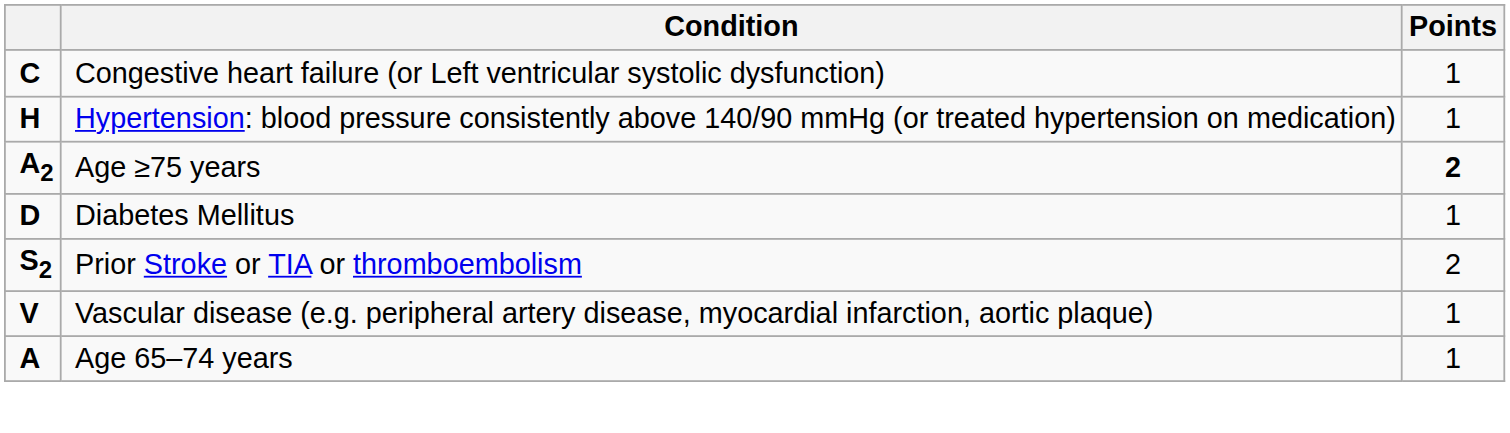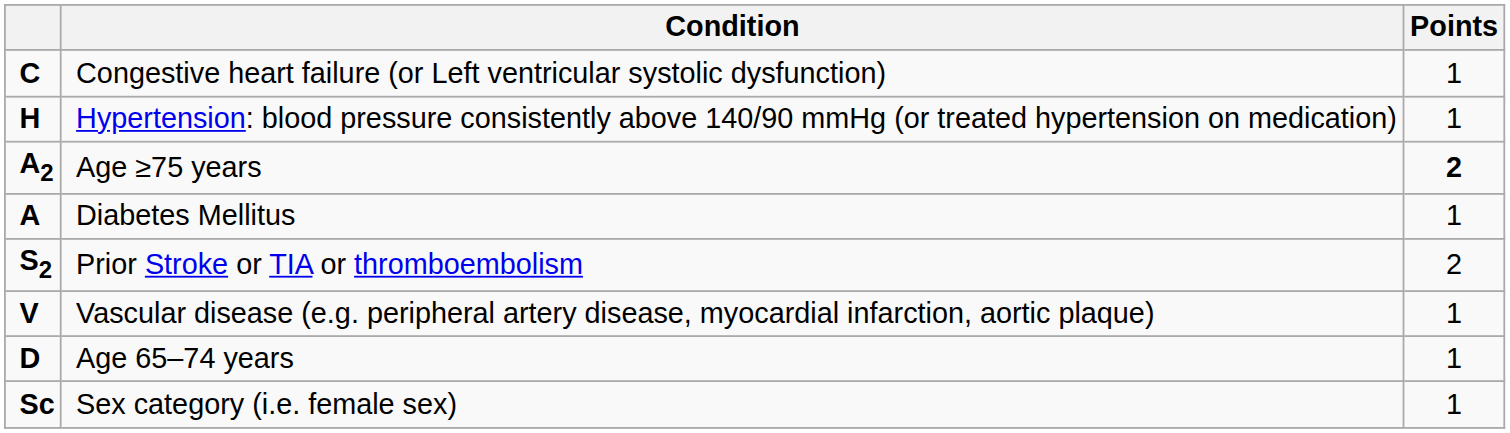(26, 215) D -> (26, 215) A
(26, 358) A -> (26, 358) D
+ row: (263, 404)
